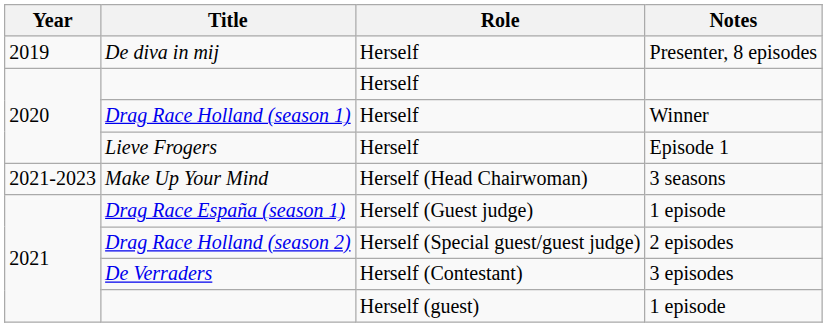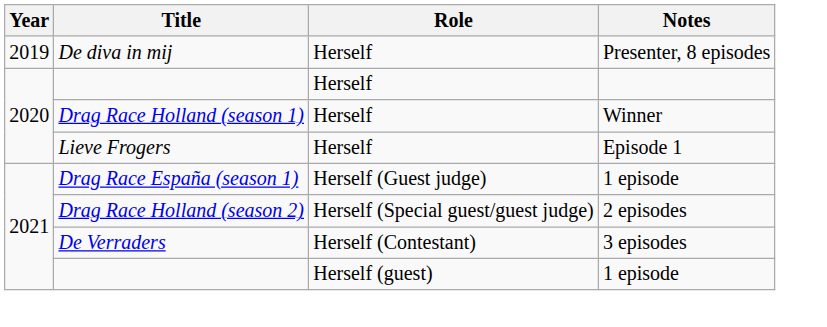- row: (187, 178)
